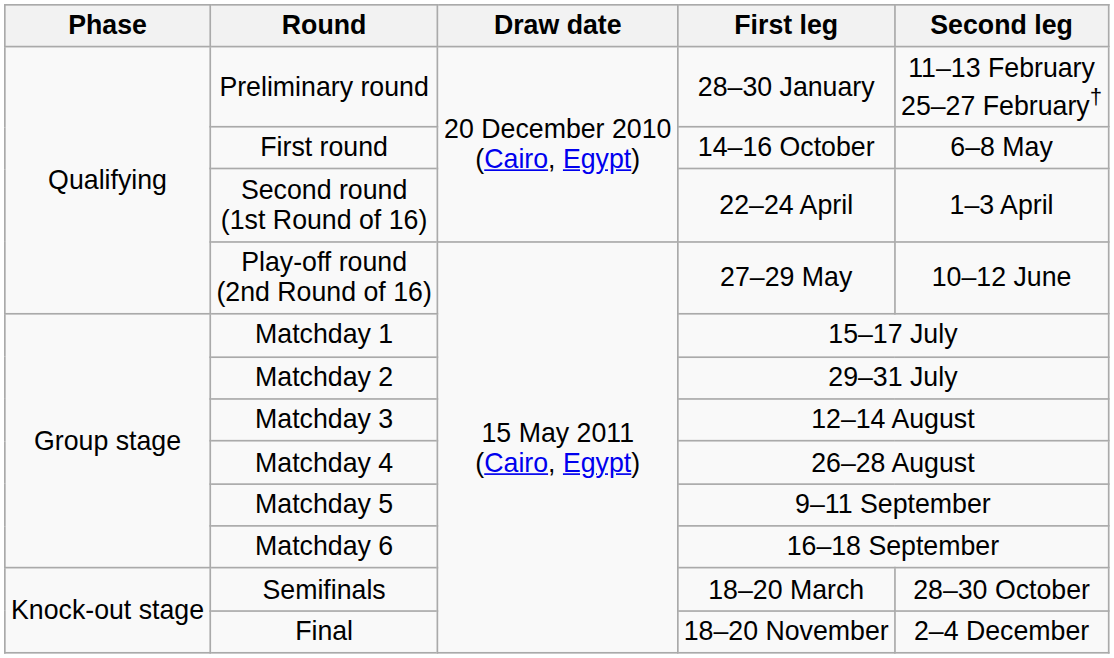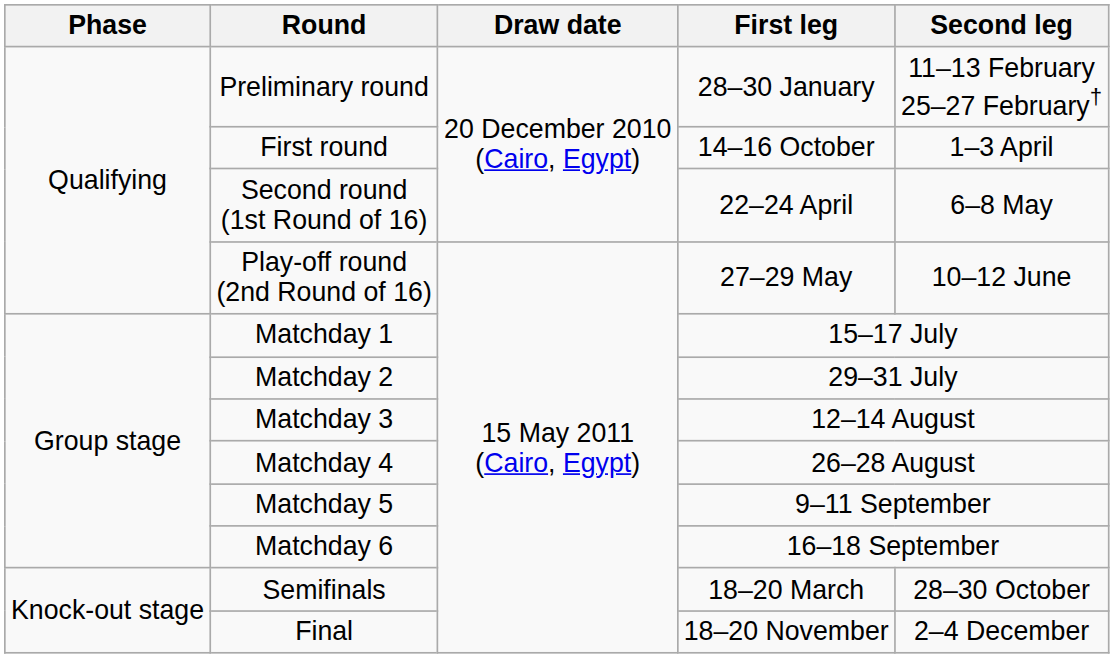(1002, 147) 6–8 May -> (1002, 147) 1–3 April
(1002, 205) 1–3 April -> (1002, 205) 6–8 May
